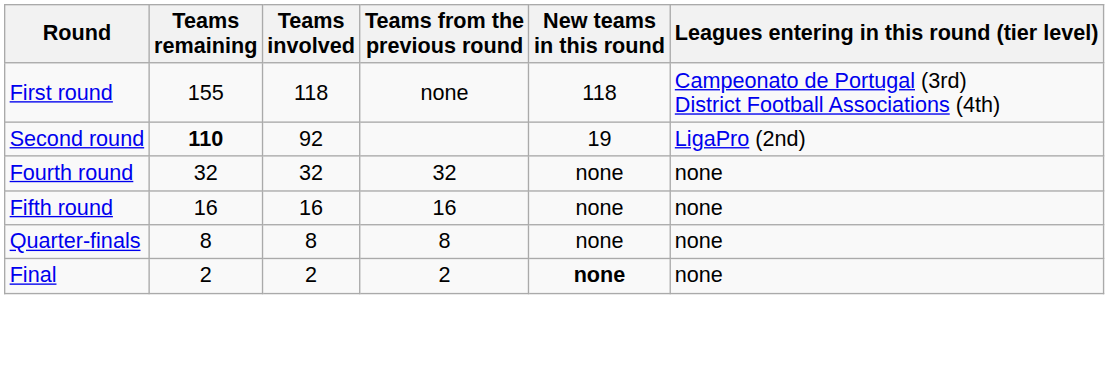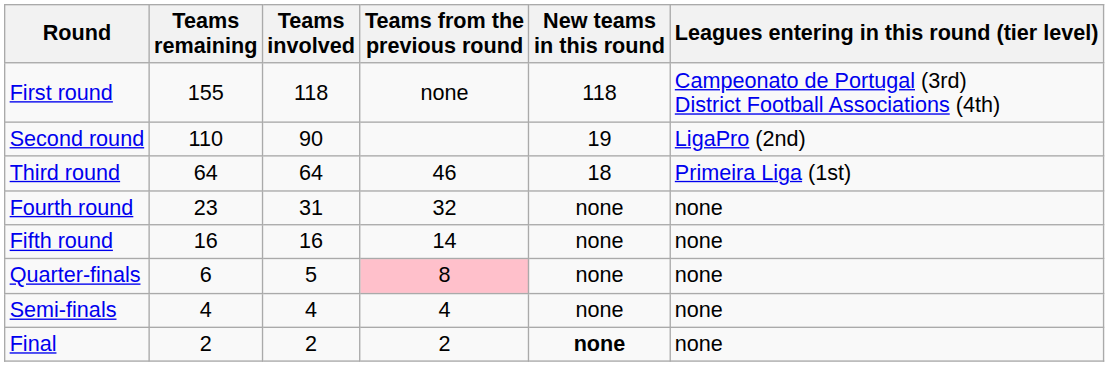(206, 138) bold -> (206, 138) normal
(311, 138) 92 -> (311, 138) 90
+ row: (65, 172)
(206, 172) 32 -> (206, 207) 23
(311, 172) 32 -> (311, 207) 31
(445, 207) 16 -> (445, 241) 14
(206, 241) 8 -> (206, 275) 6
(311, 241) 8 -> (311, 275) 5
(445, 241) no background -> (445, 275) pink background
+ row: (63, 310)
